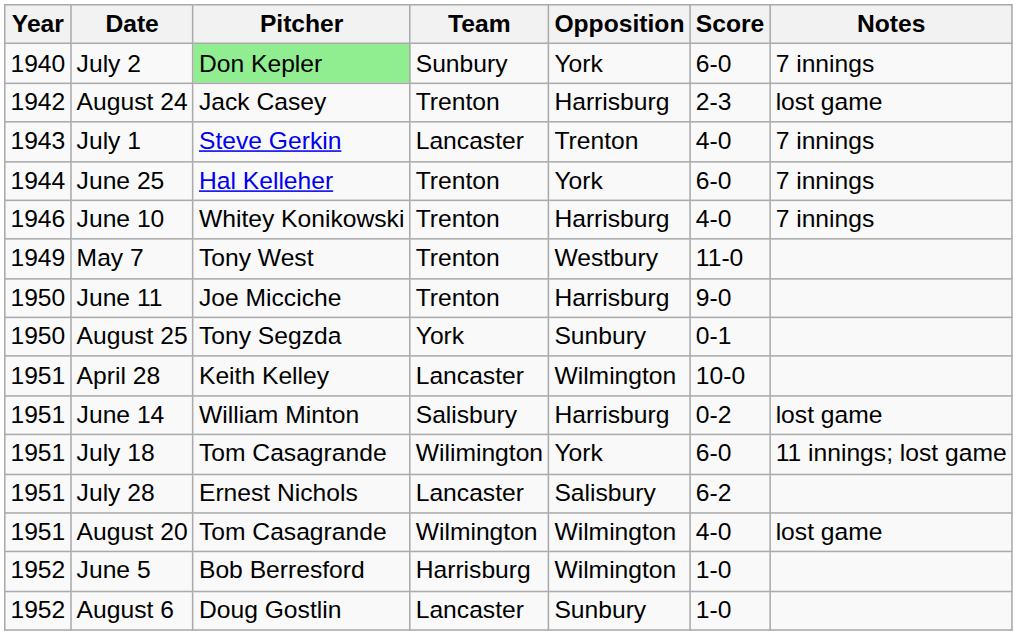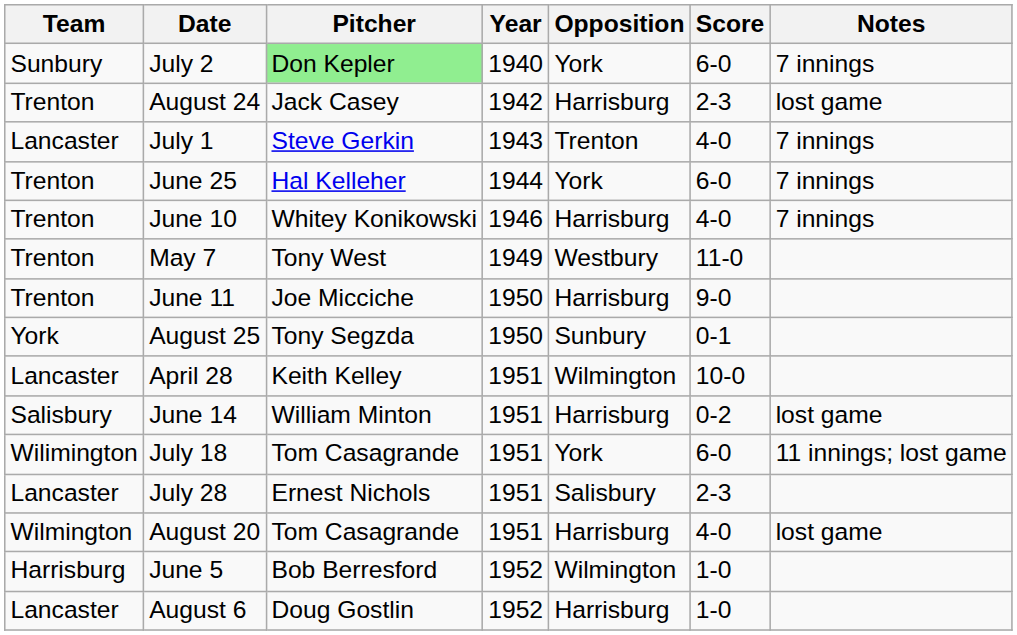columns swapped: (38, 24) <-> (479, 24)
(714, 492) 6-2 -> (714, 492) 2-3
(615, 532) Wilmington -> (612, 532) Harrisburg
(600, 610) Sunbury -> (612, 610) Harrisburg
